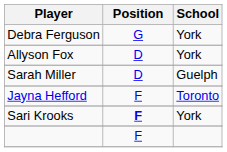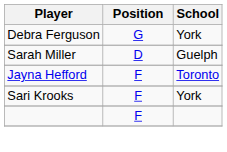- row: (40, 55)
(138, 116) bold -> (138, 95) normal
